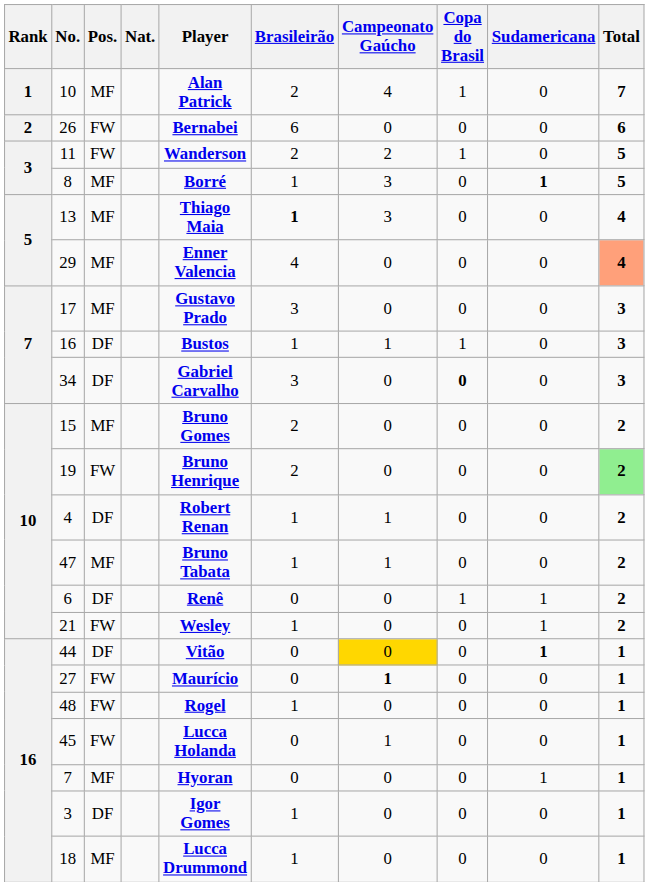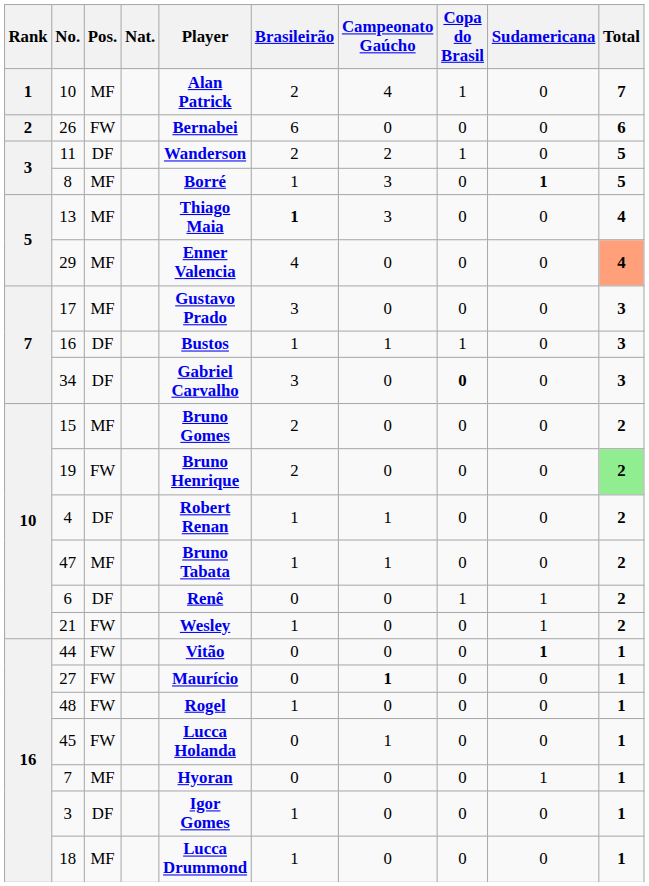(103, 154) FW -> (103, 154) DF
(103, 652) DF -> (103, 652) FW
(388, 652) gold background -> (388, 652) no background
